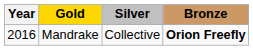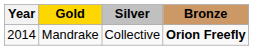(22, 34) 2016 -> (22, 34) 2014
